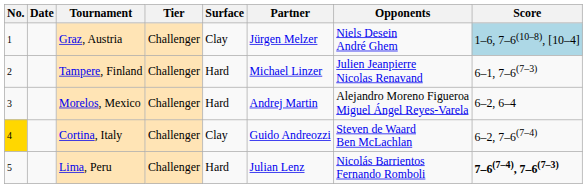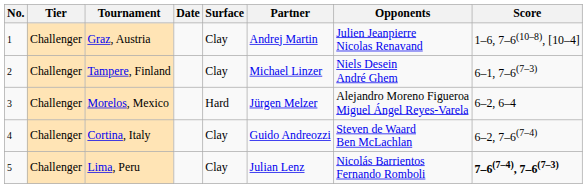columns swapped: (42, 13) <-> (174, 13)
(284, 39) Jürgen Melzer -> (284, 39) Andrej Martin
(367, 39) Niels Desein André Ghem -> (379, 39) Julien Jeanpierre Nicolas Renavand
(527, 39) lightblue background -> (527, 39) no background
(217, 71) Hard -> (217, 71) Clay
(379, 71) Julien Jeanpierre Nicolas Renavand -> (367, 71) Niels Desein André Ghem
(284, 103) Andrej Martin -> (284, 103) Jürgen Melzer
(10, 136) gold background -> (10, 136) no background
(217, 167) Hard -> (217, 167) Clay
